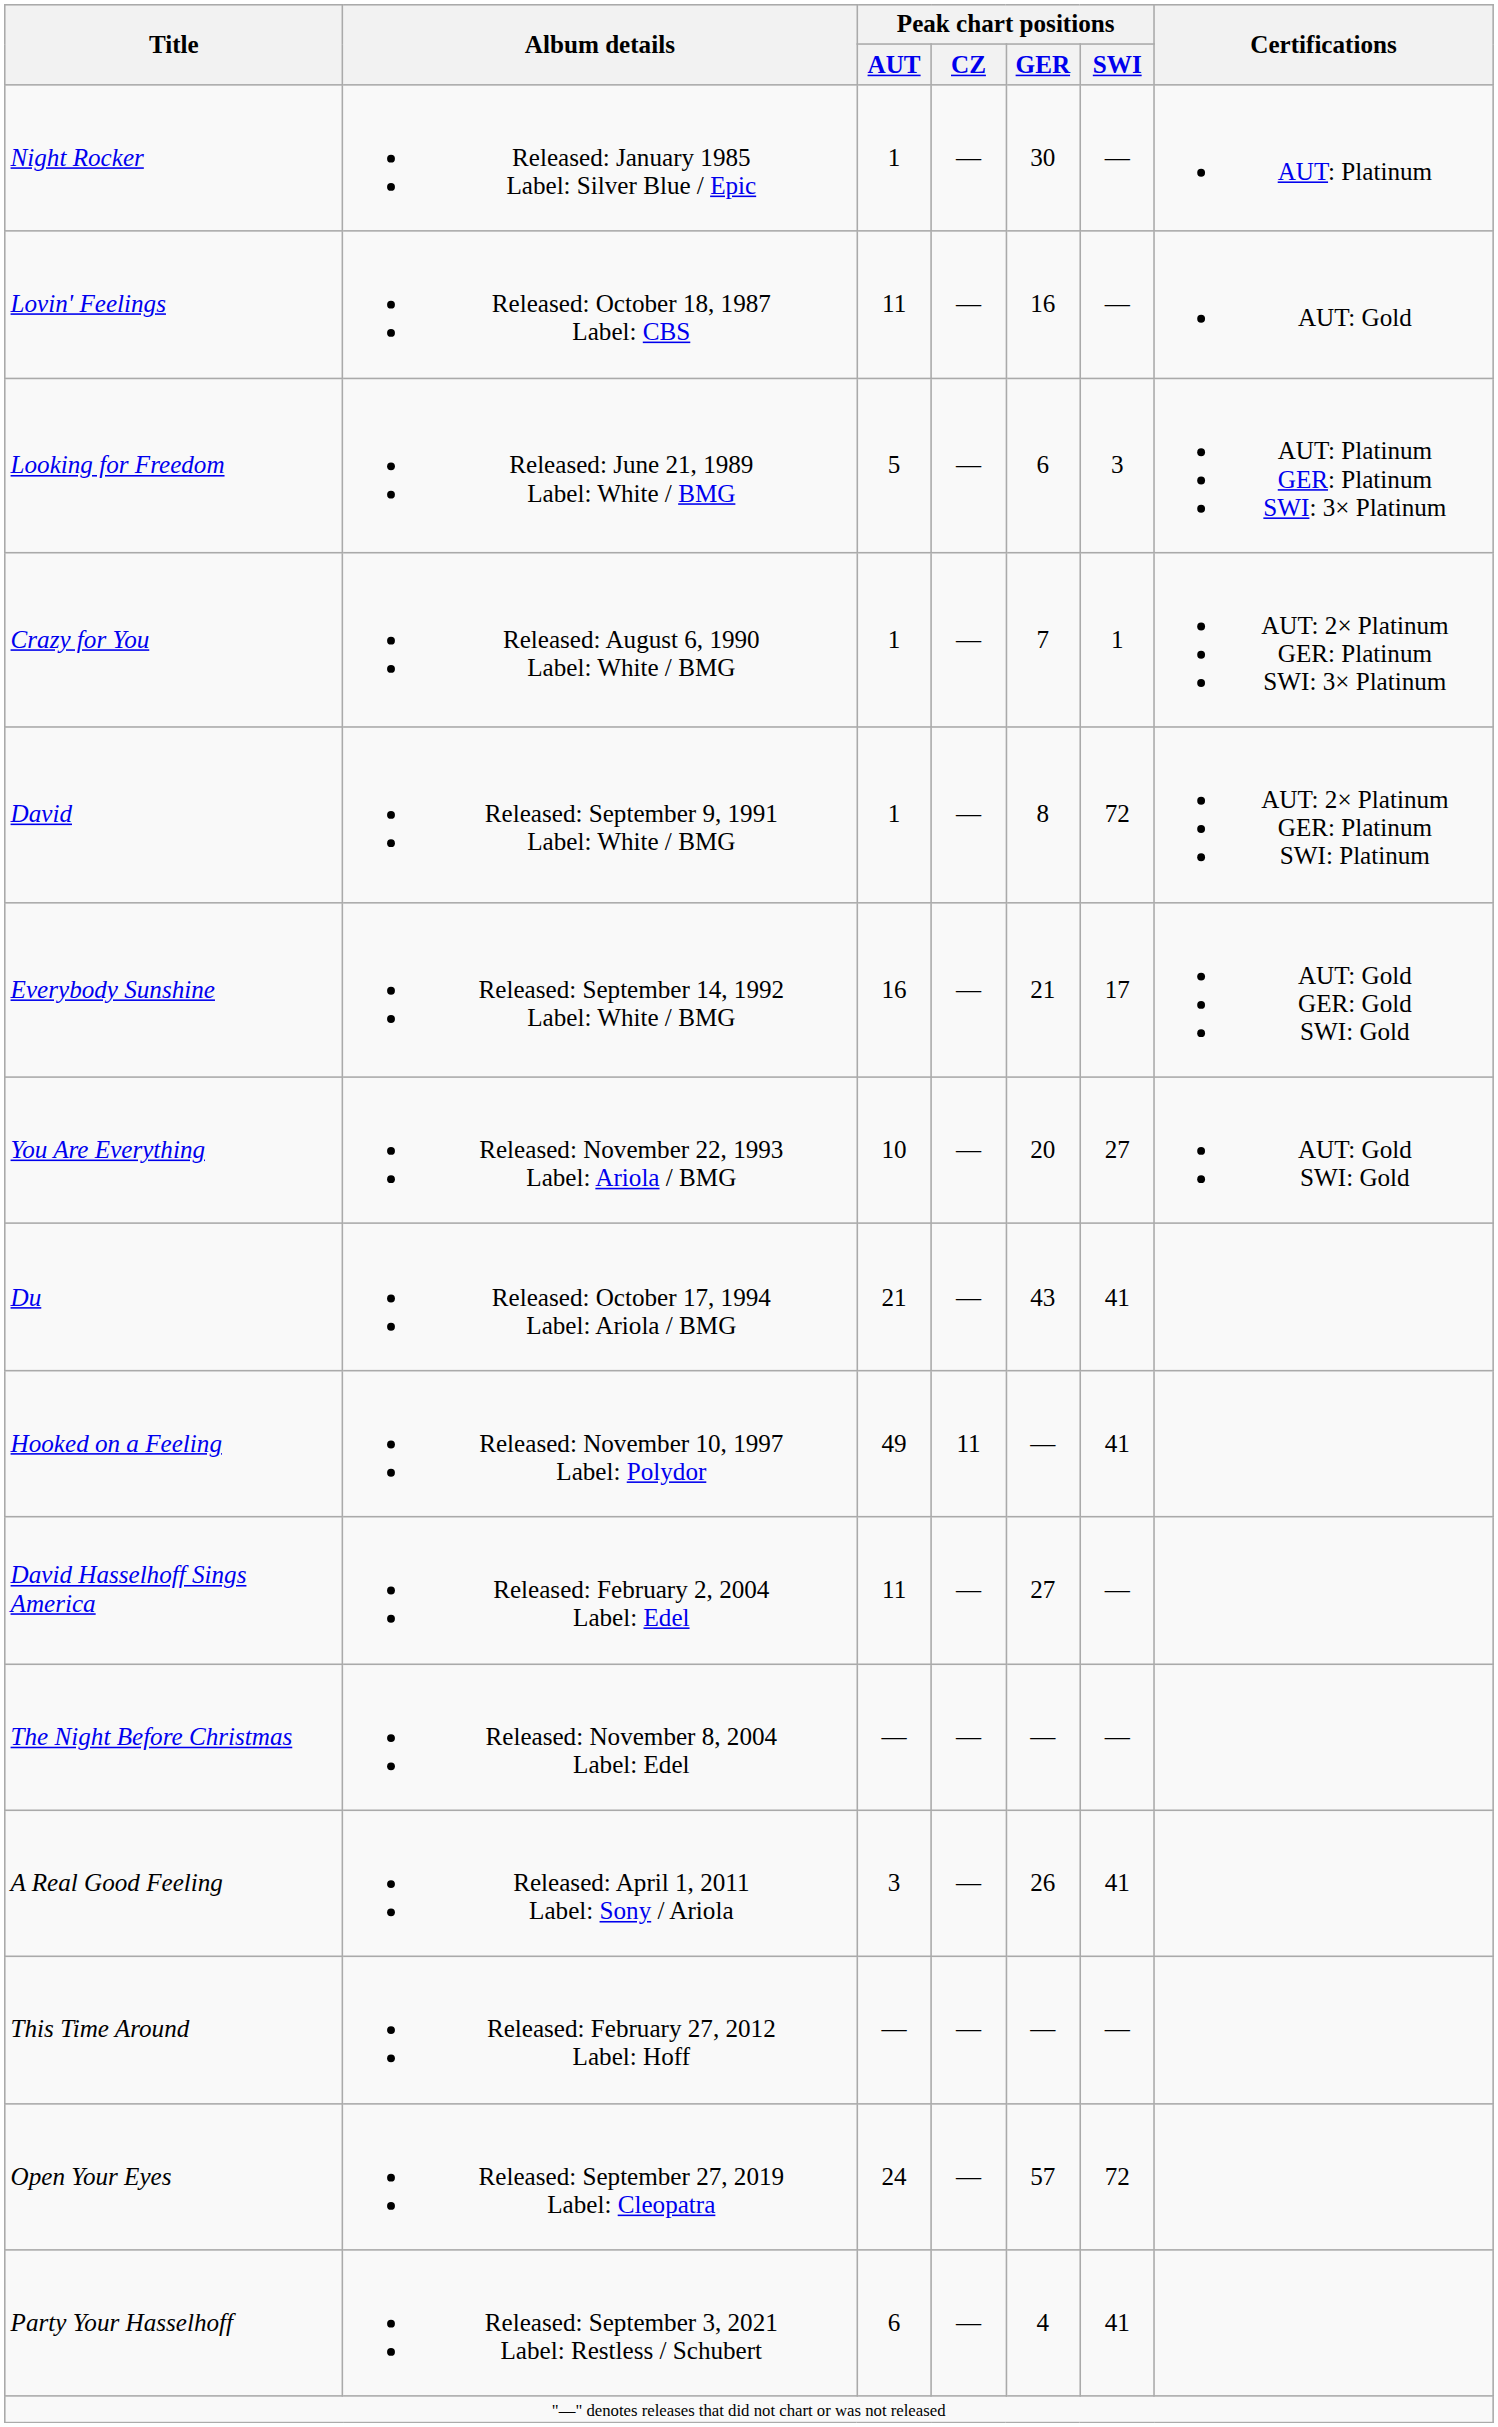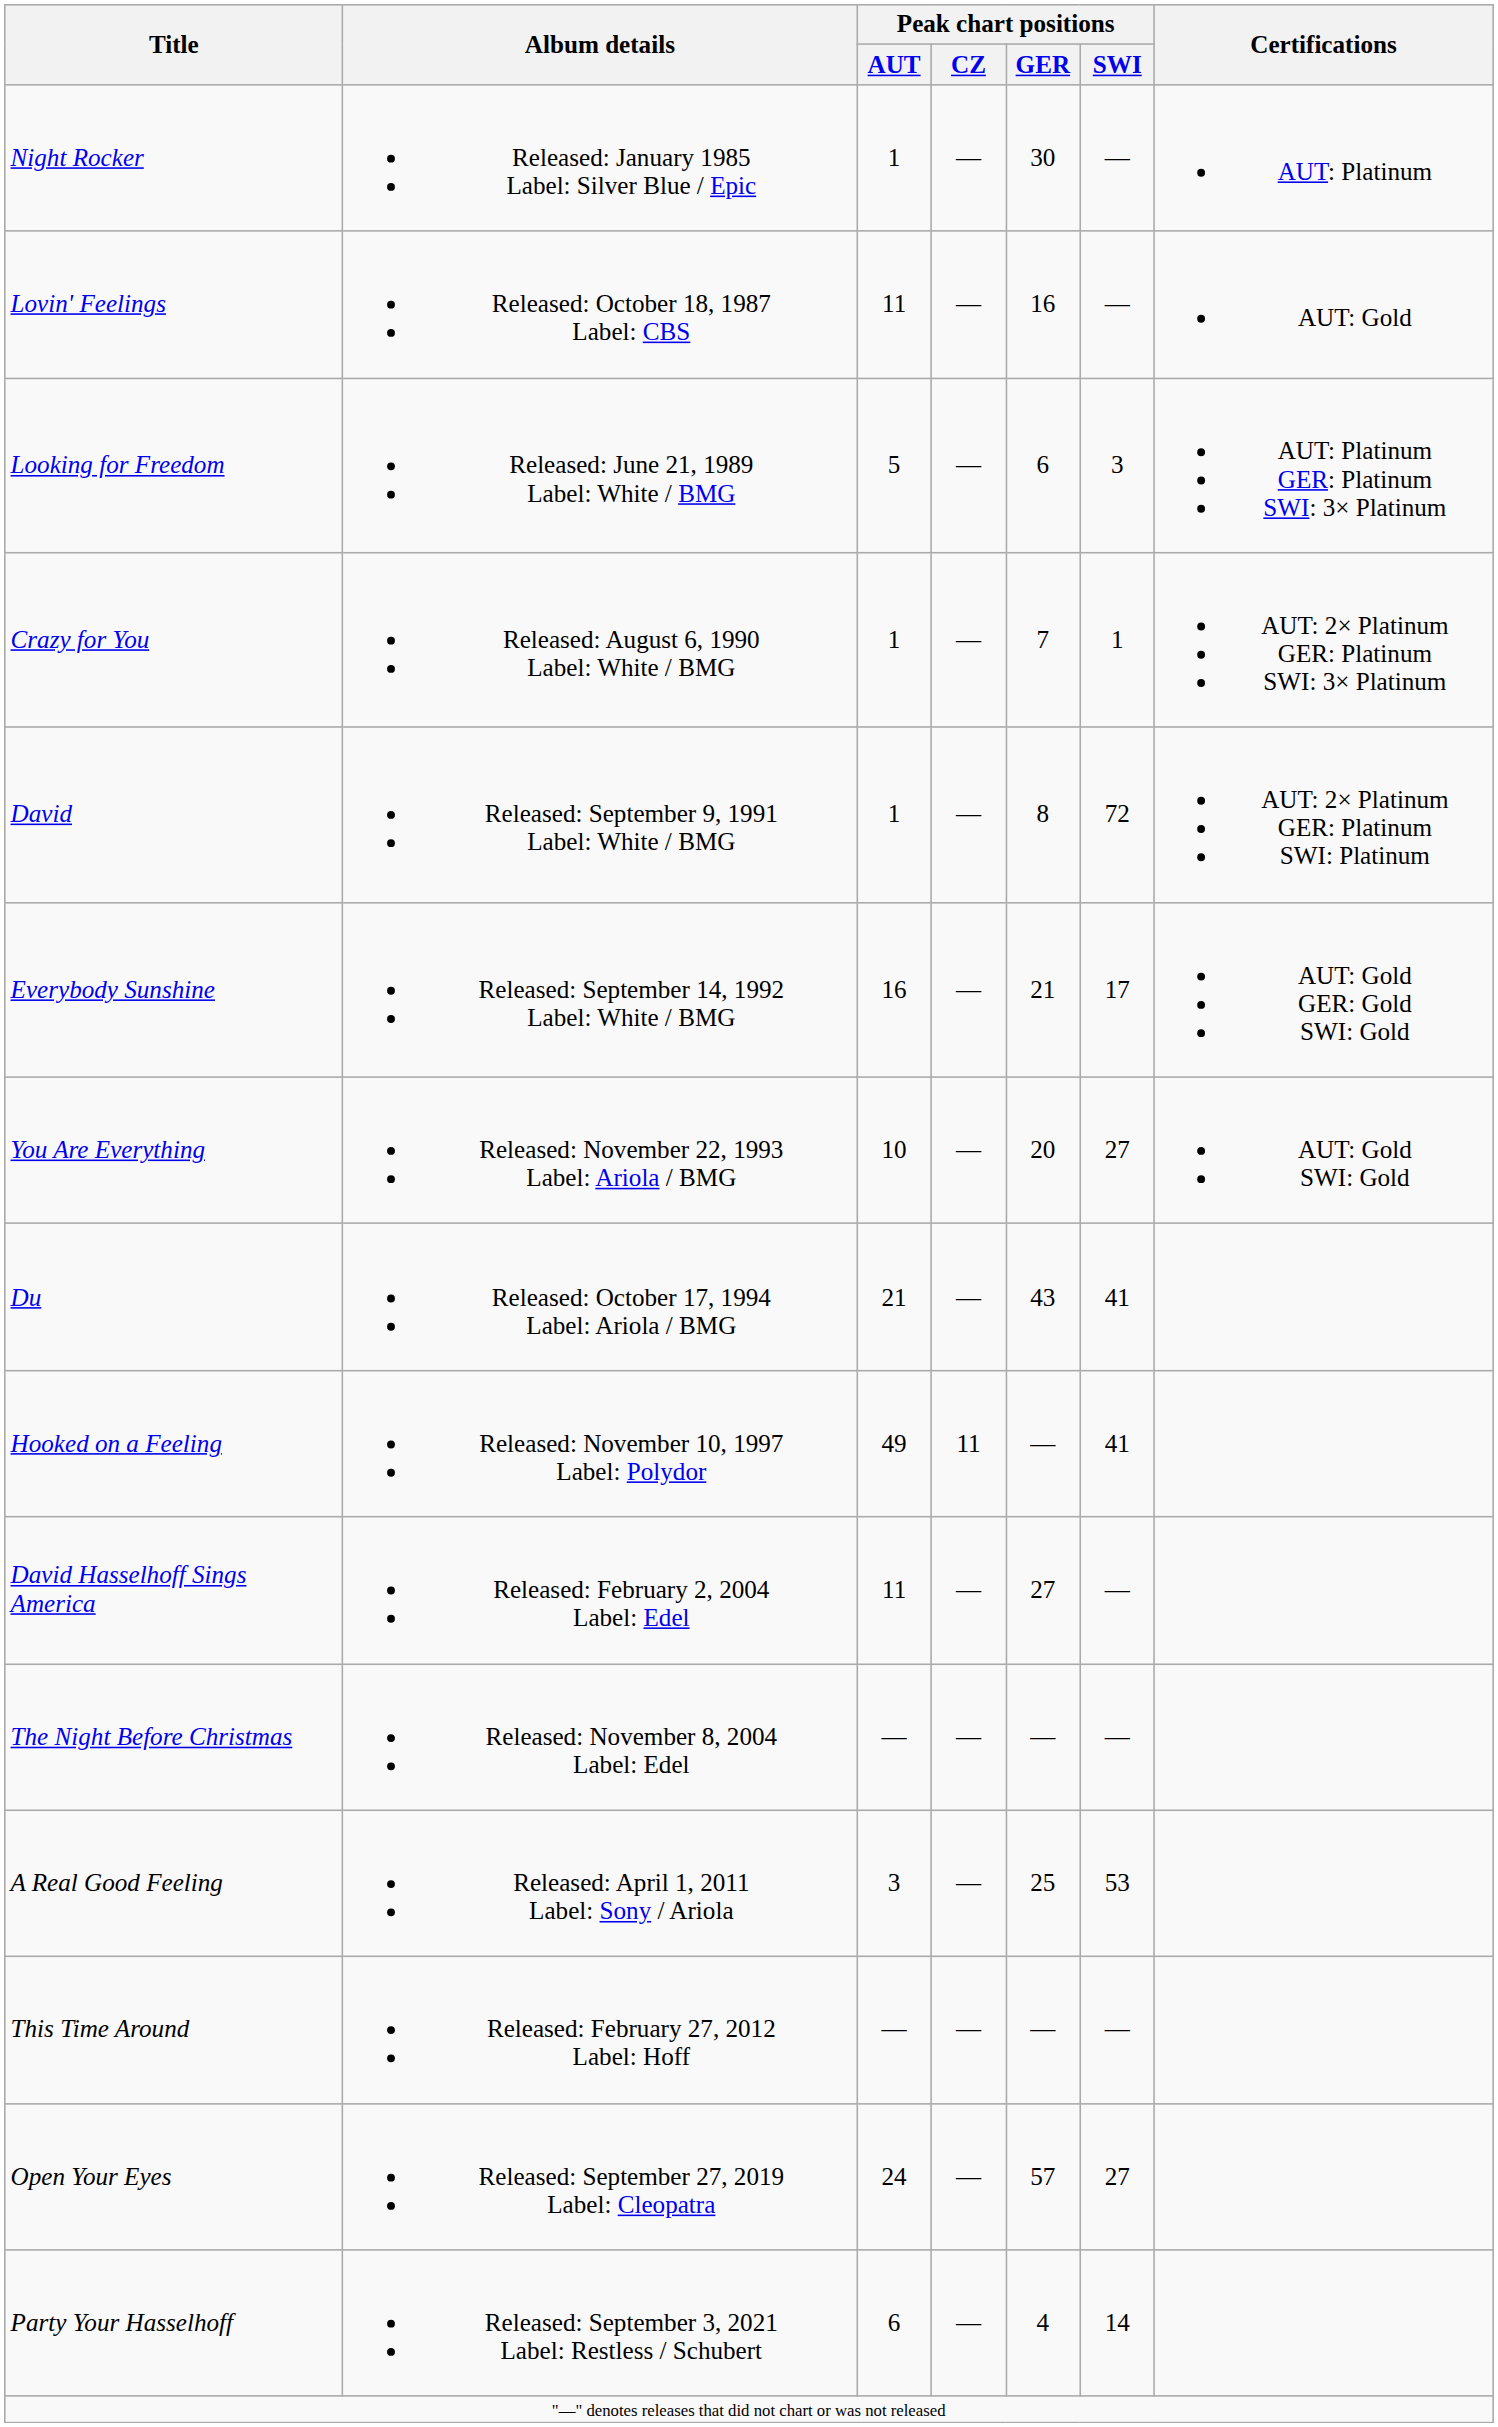(1043, 1883) 26 -> (1043, 1883) 25
(1117, 1883) 41 -> (1117, 1883) 53
(1117, 2176) 72 -> (1117, 2176) 27
(1117, 2322) 41 -> (1117, 2322) 14
